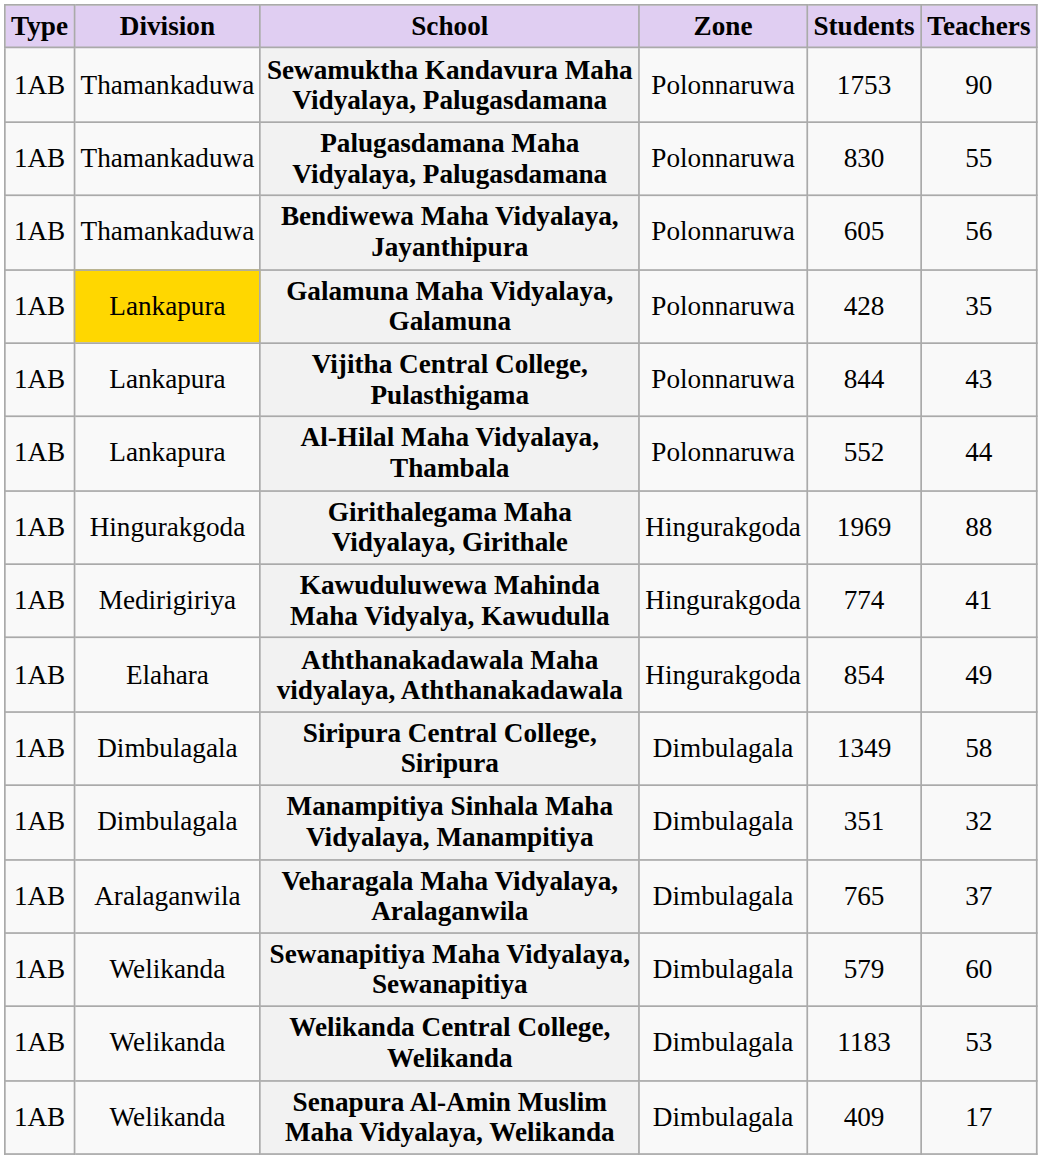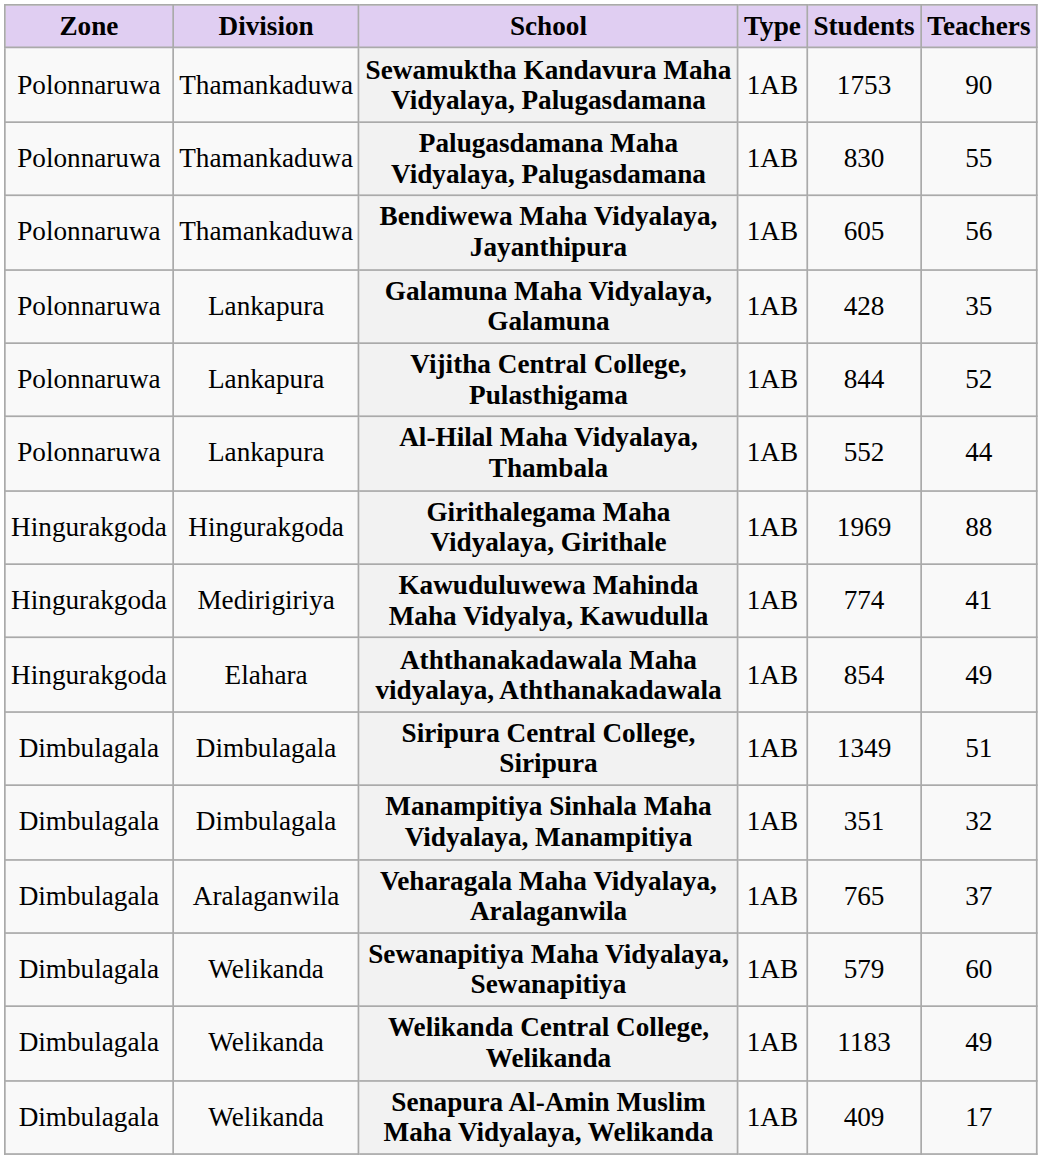columns swapped: (723, 26) <-> (40, 26)
(167, 305) gold background -> (266, 305) no background
(979, 379) 43 -> (979, 379) 52
(979, 748) 58 -> (979, 748) 51
(979, 1043) 53 -> (979, 1043) 49
